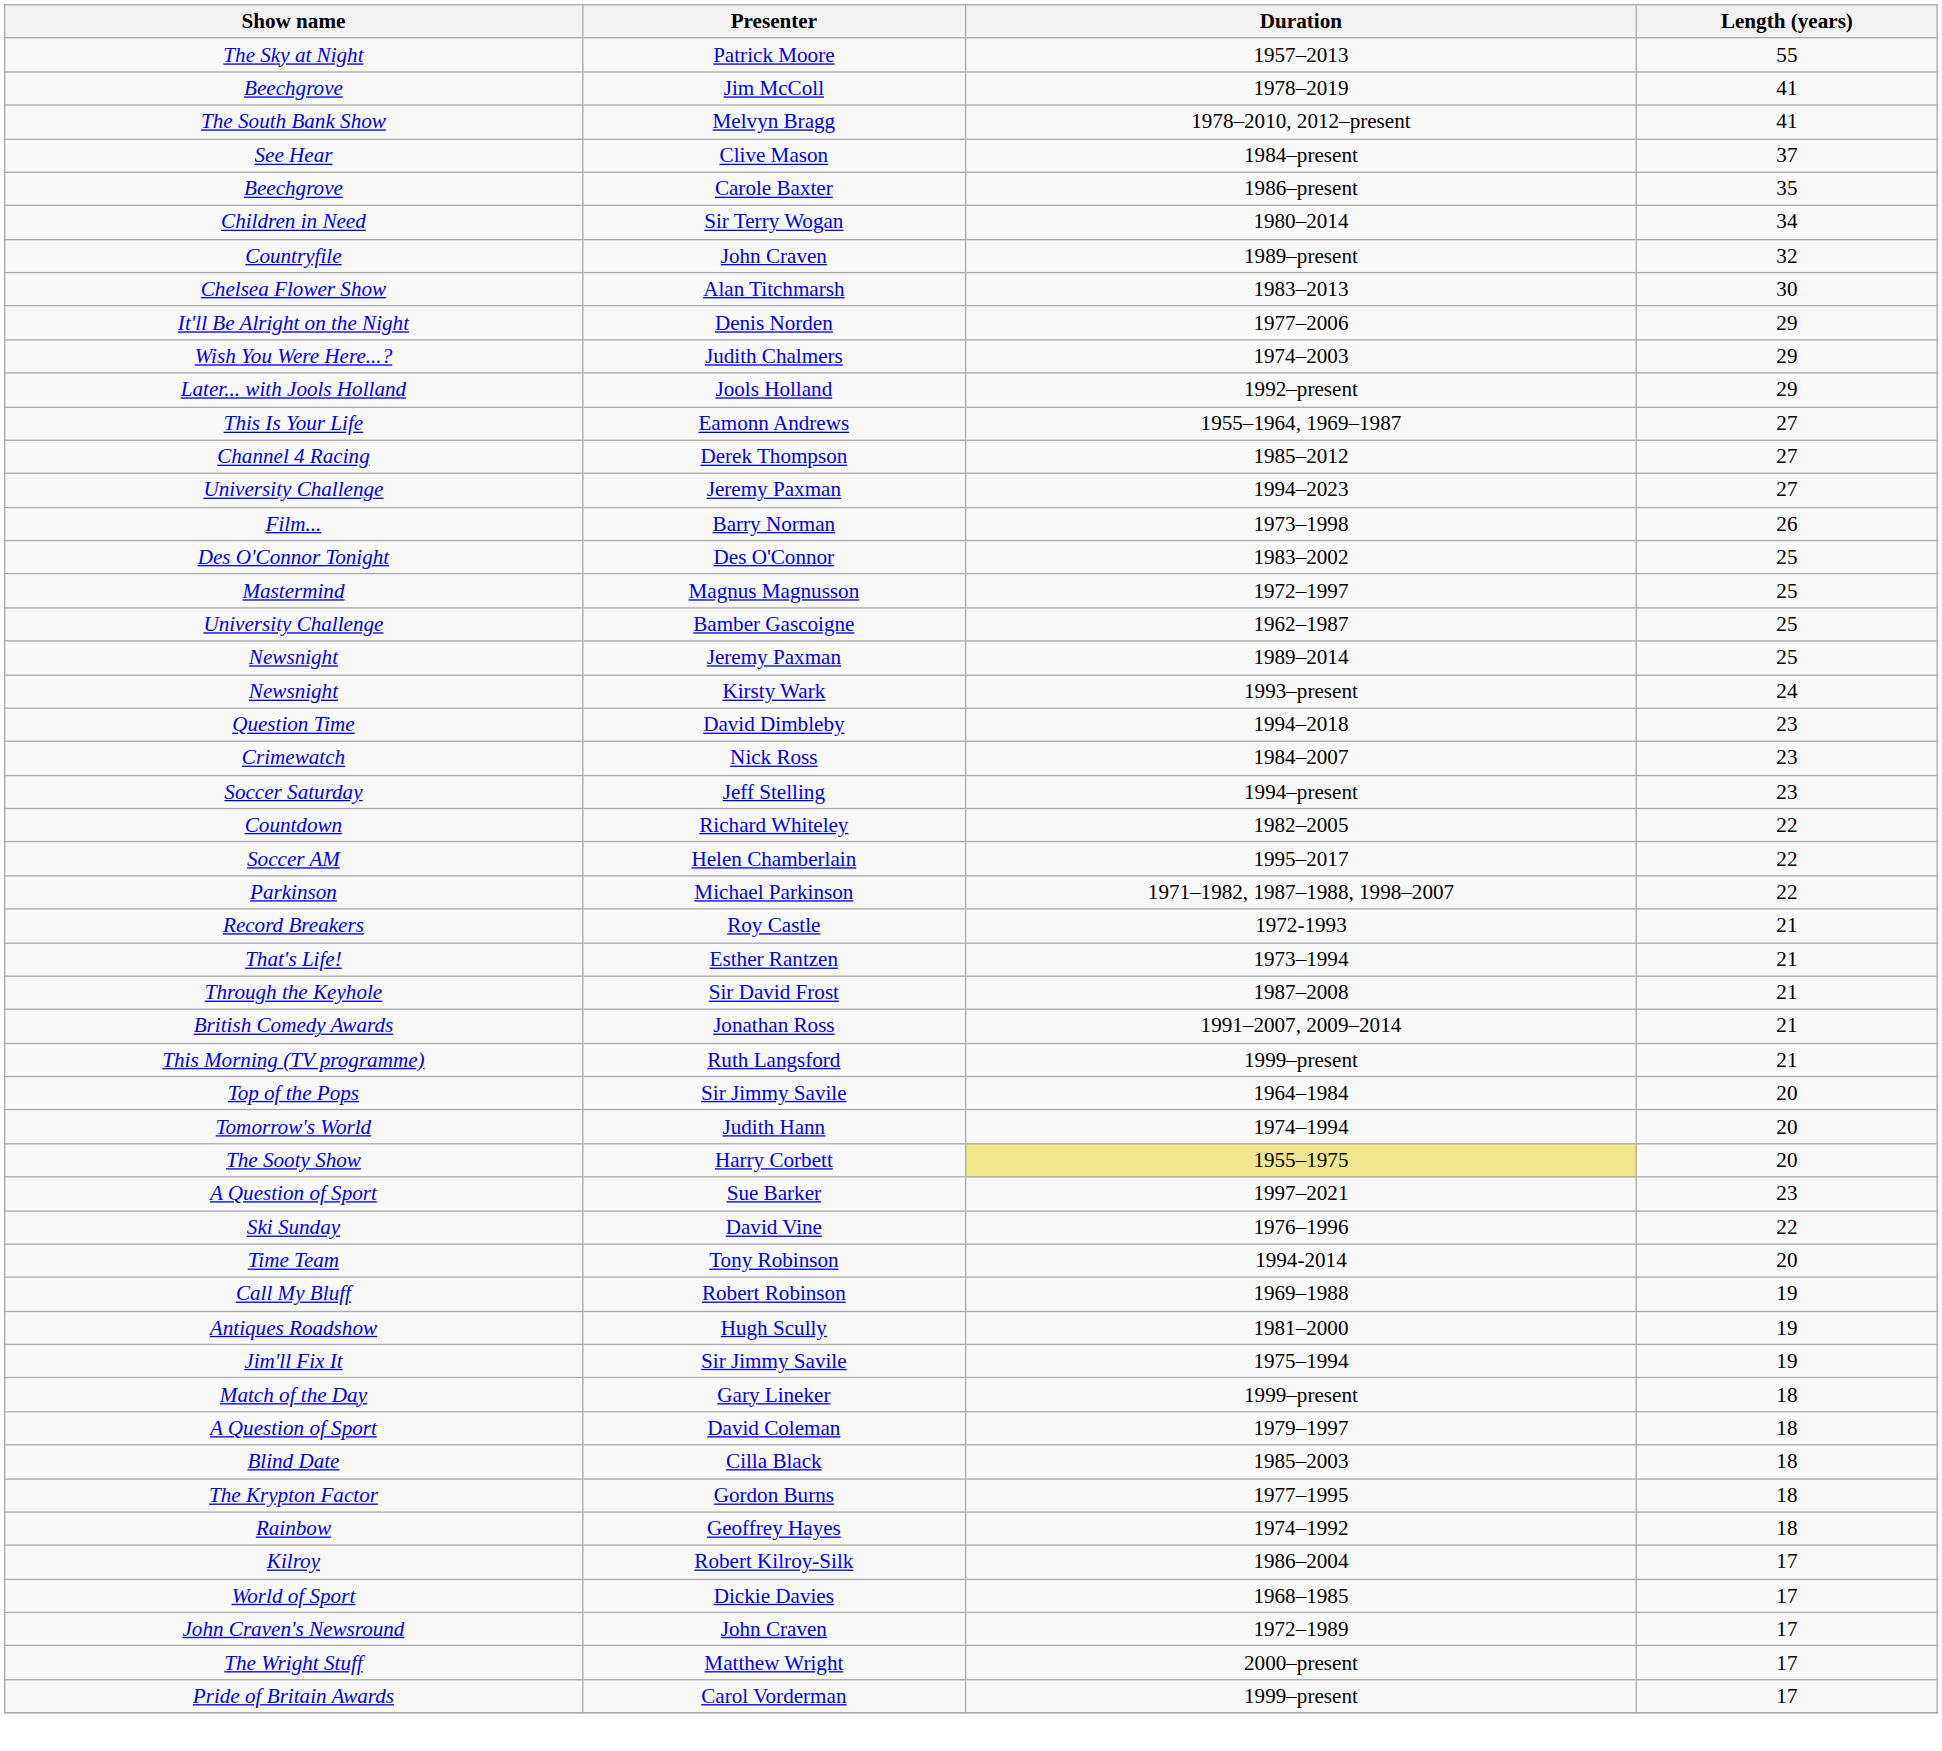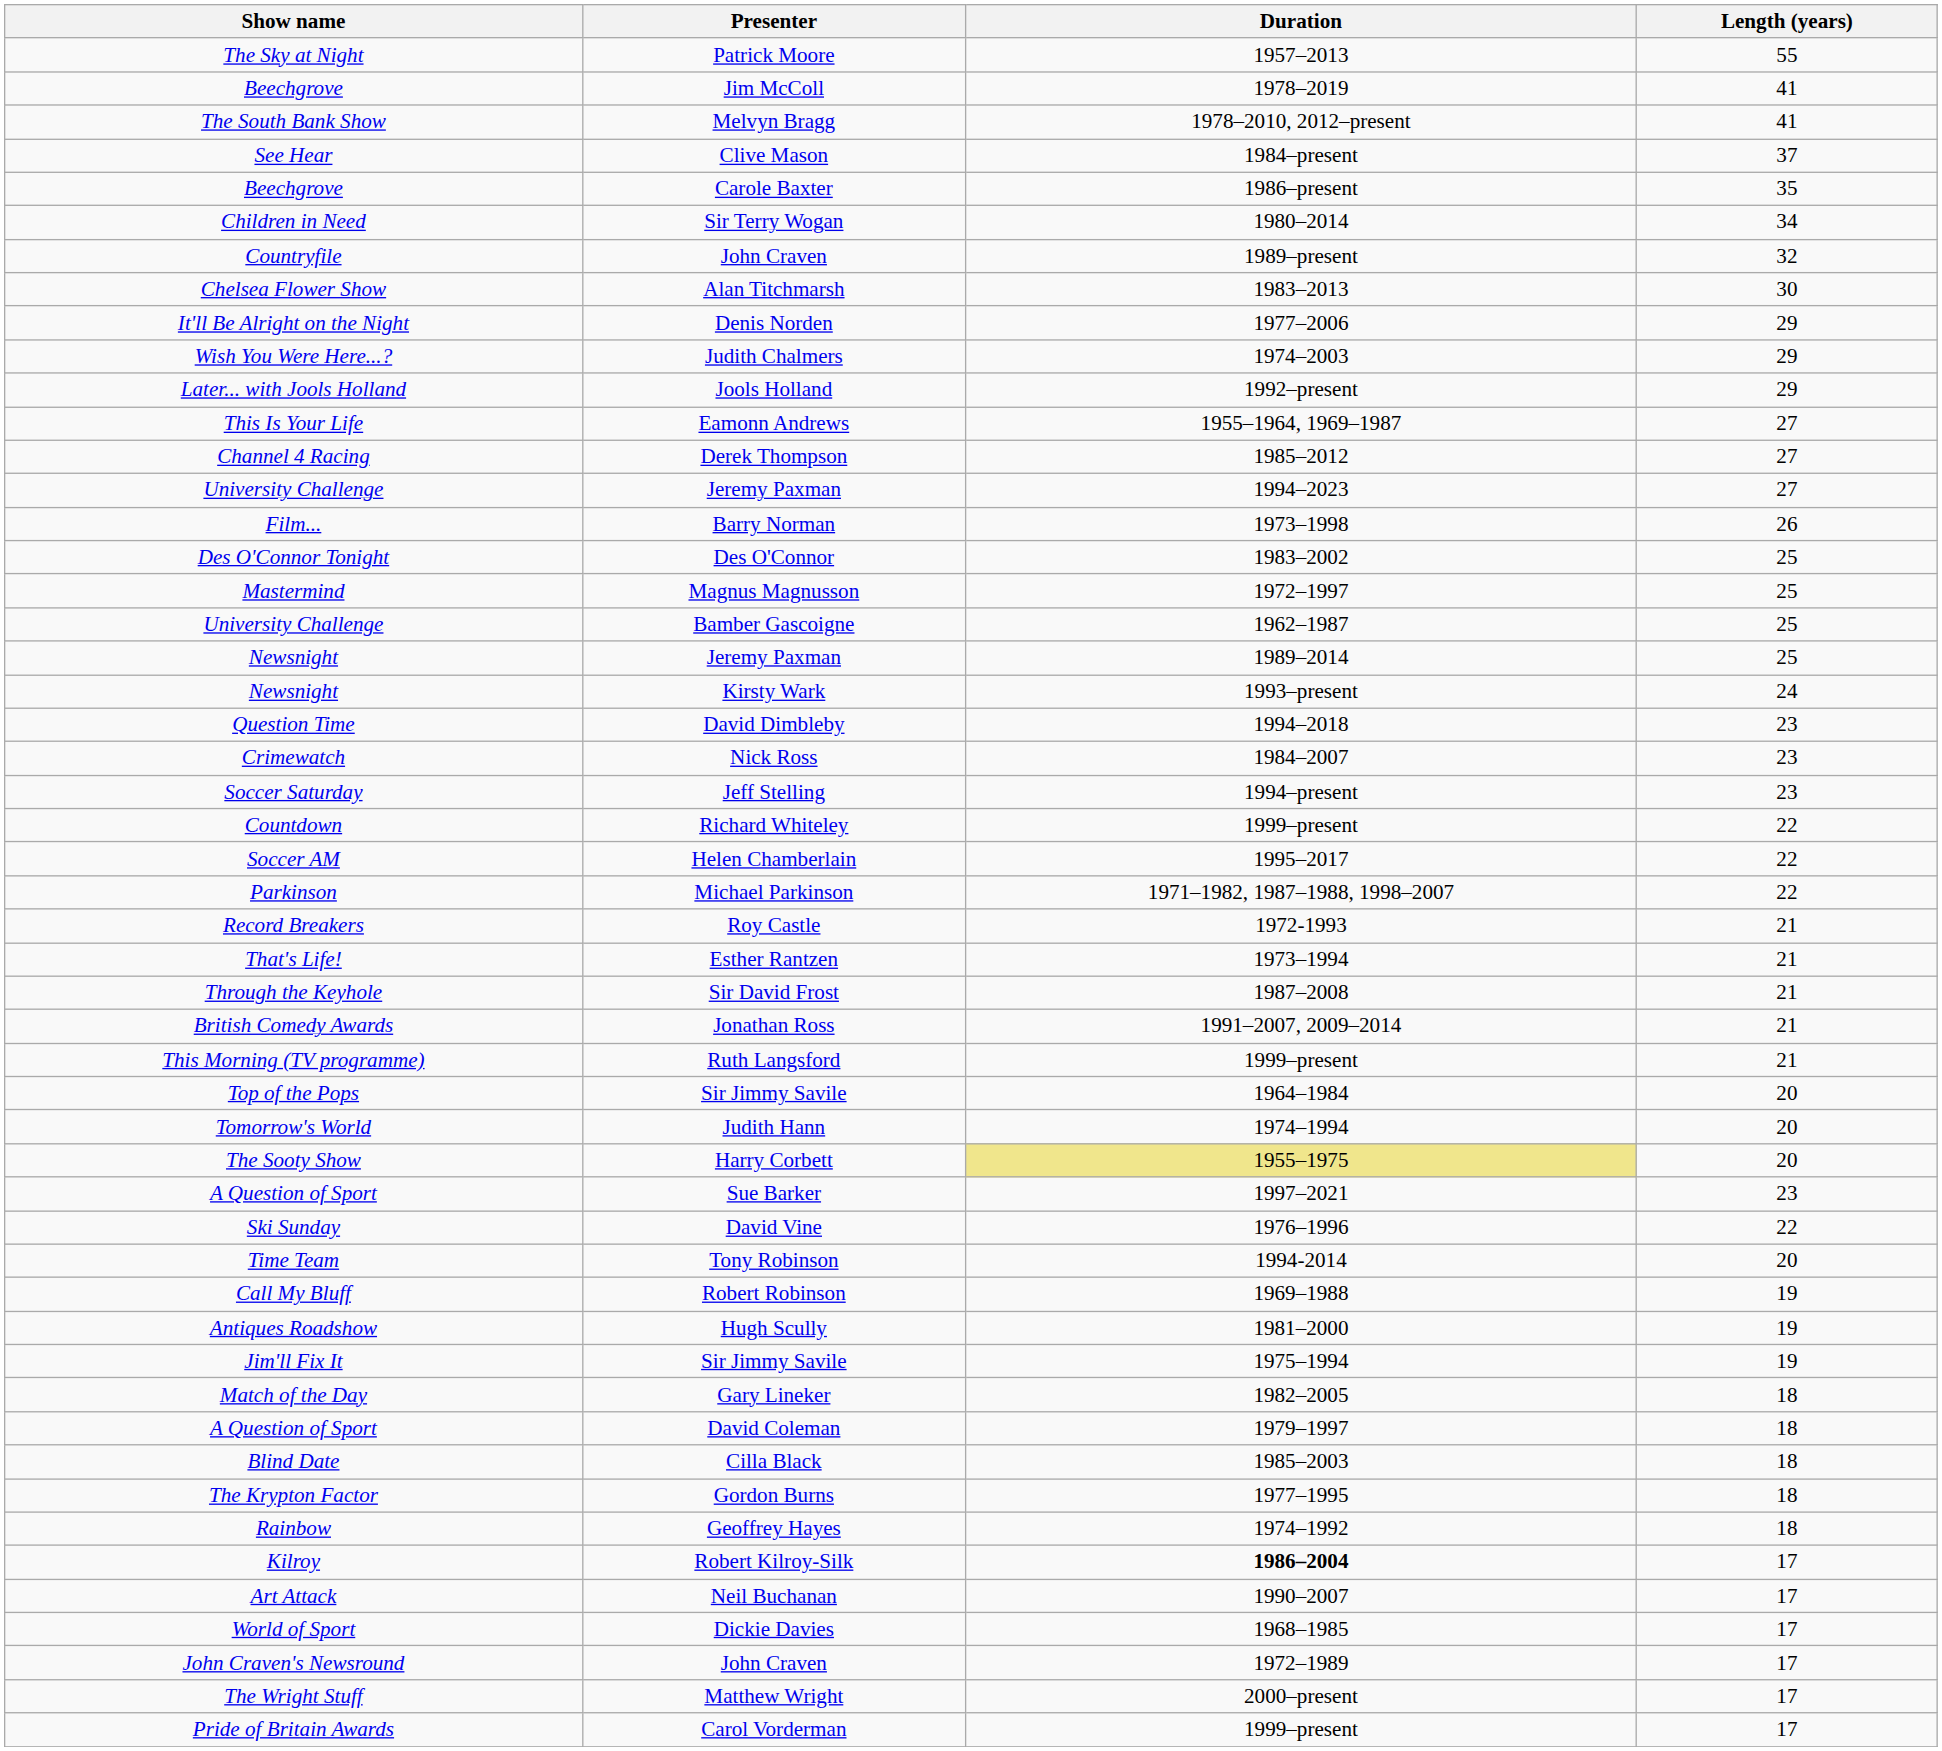(1301, 825) 1982–2005 -> (1301, 825) 1999–present
(1301, 1394) 1999–present -> (1301, 1394) 1982–2005
(1301, 1562) normal -> (1301, 1562) bold
+ row: (293, 1595)
